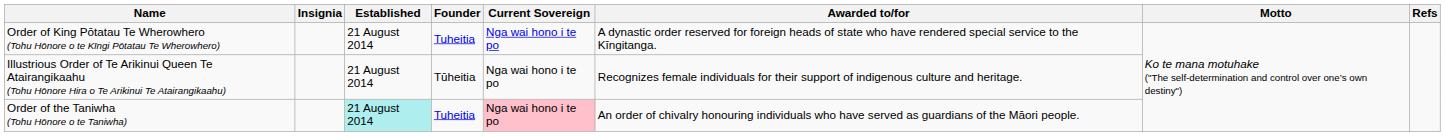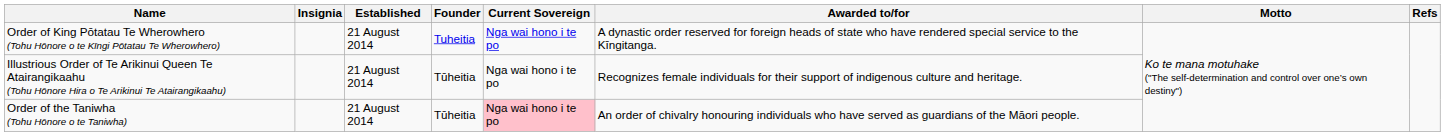(373, 115) paleturquoise background -> (373, 115) no background
(454, 115) Tuheitia -> (455, 115) Tūheitia
